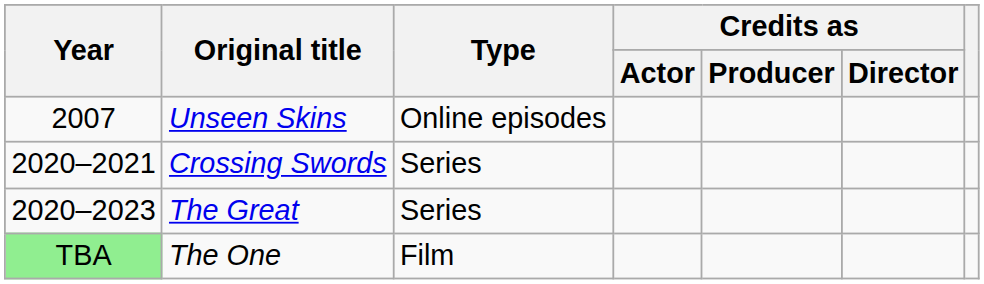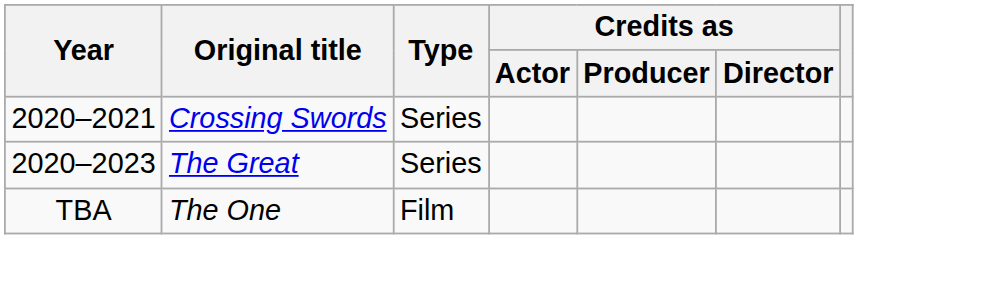- row: (258, 118)
(84, 255) lightgreen background -> (84, 210) no background
